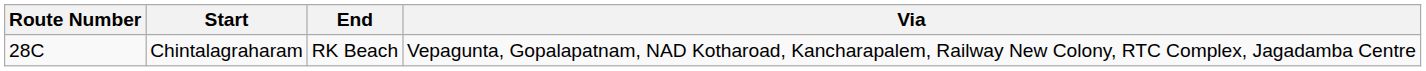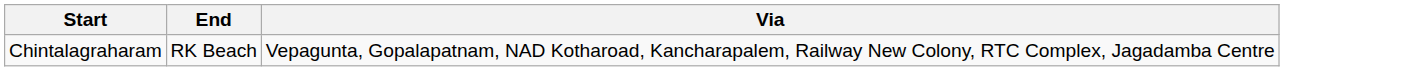- column: (75, 19)
